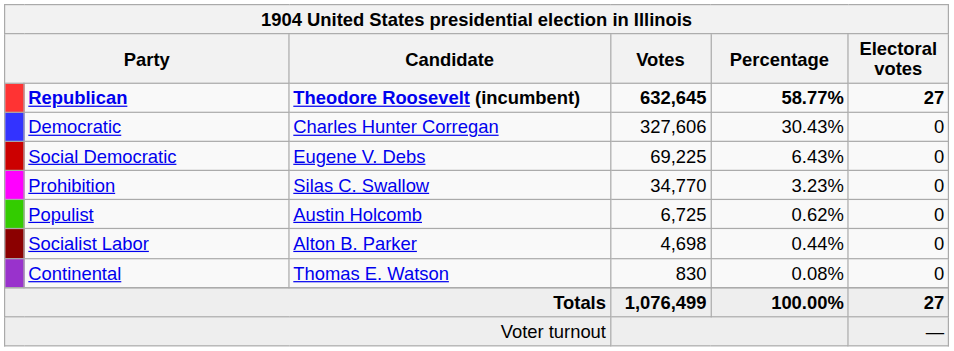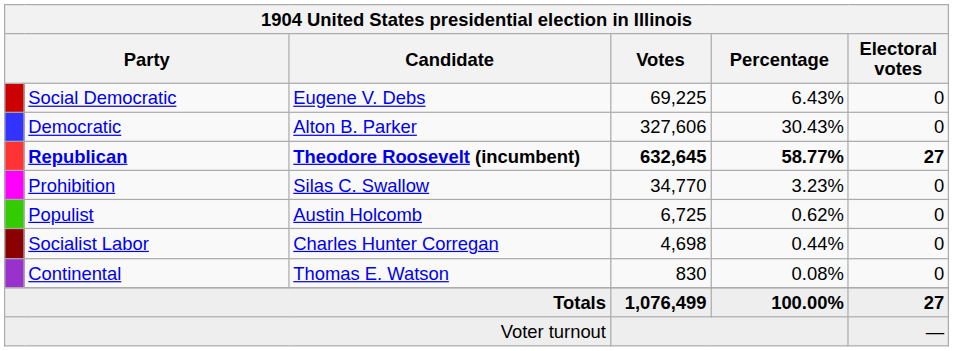rows swapped: (78, 98) <-> (102, 156)
(396, 127) Charles Hunter Corregan -> (355, 127) Alton B. Parker
(355, 244) Alton B. Parker -> (396, 244) Charles Hunter Corregan
